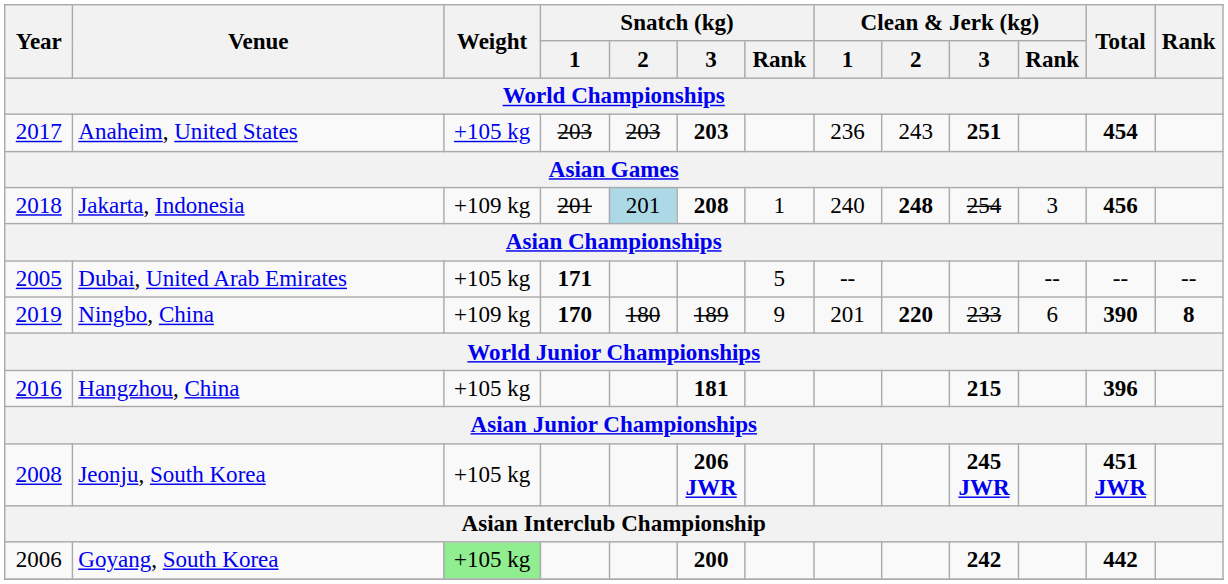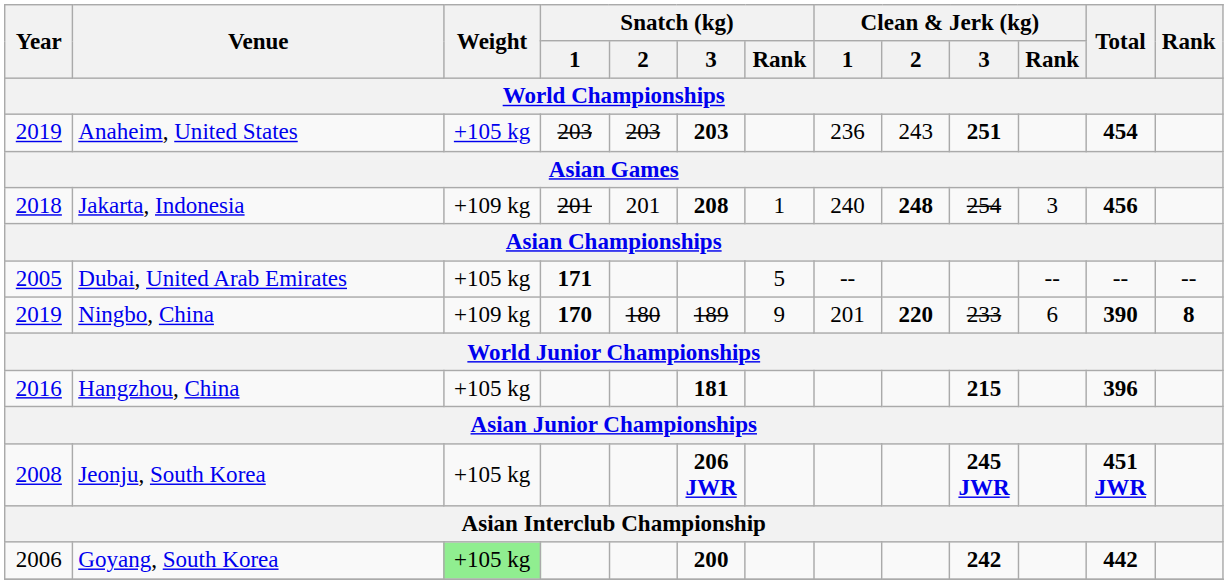(39, 132) 2017 -> (39, 132) 2019
(643, 205) lightblue background -> (643, 205) no background
